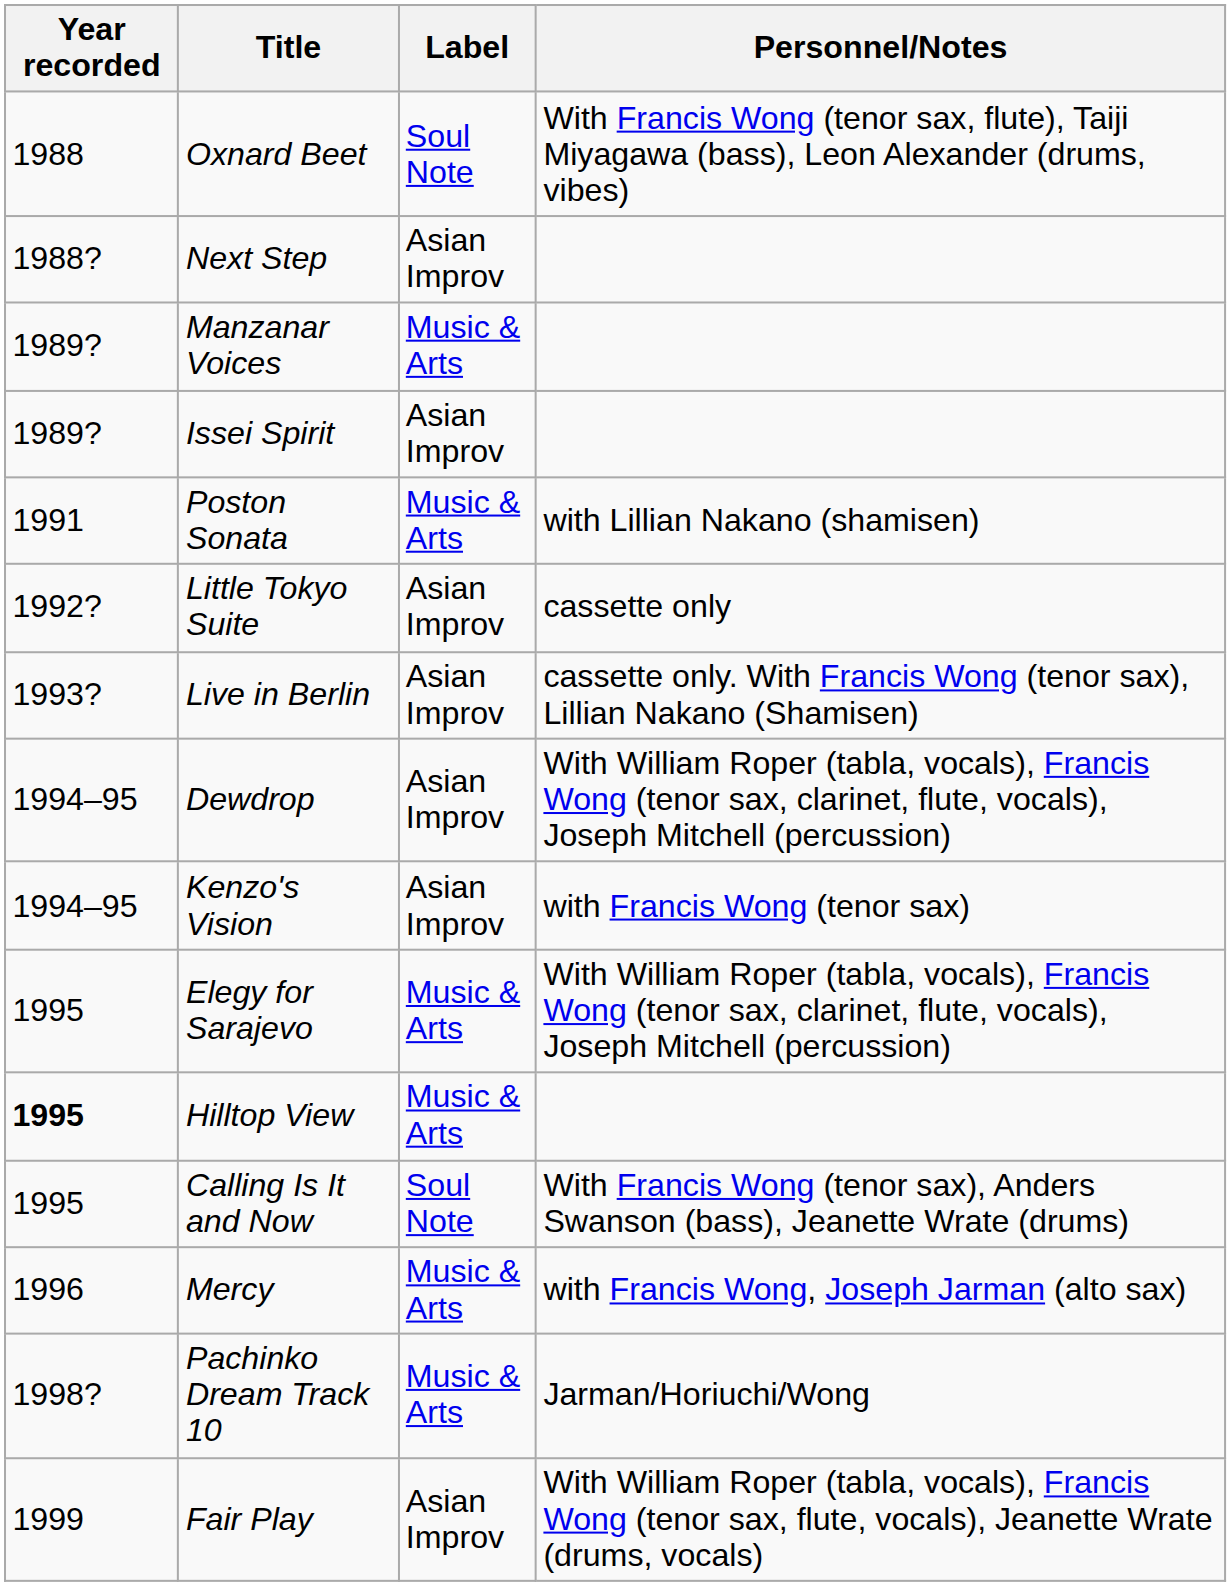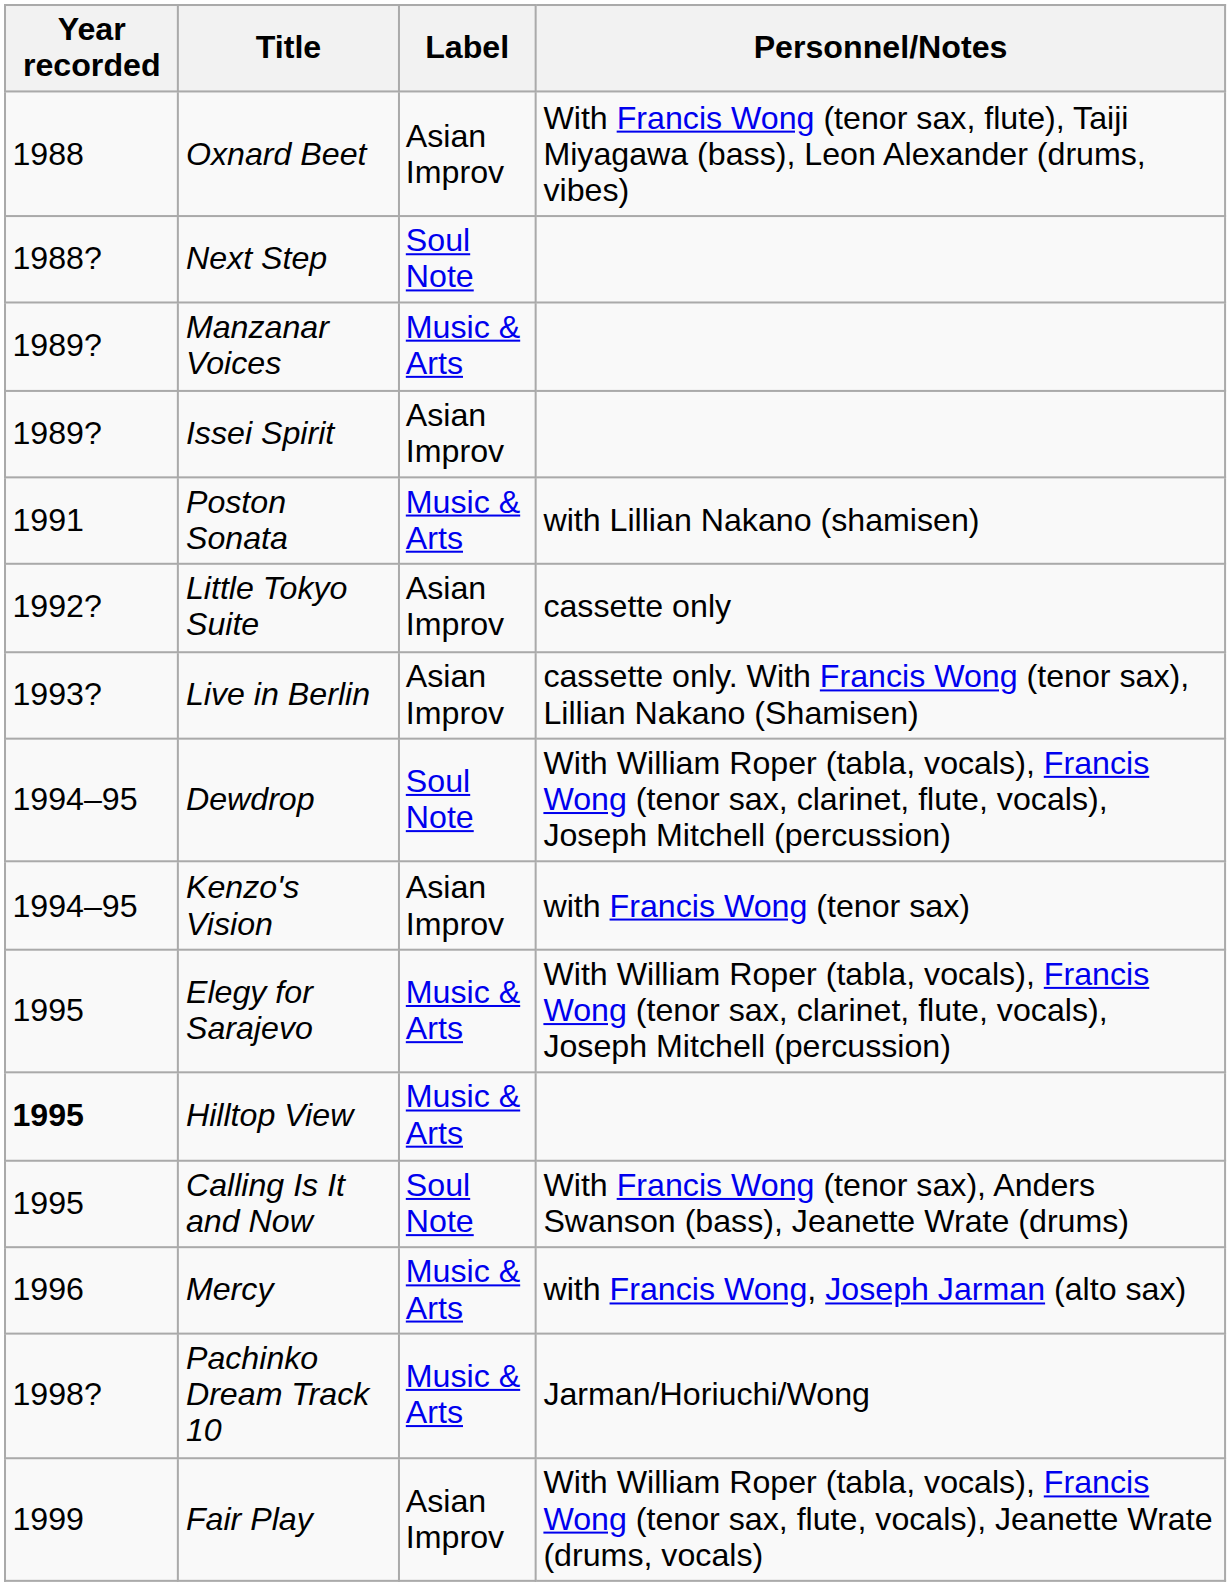(440, 153) Soul Note -> (455, 153) Asian Improv
(455, 258) Asian Improv -> (440, 258) Soul Note
(455, 799) Asian Improv -> (440, 799) Soul Note
